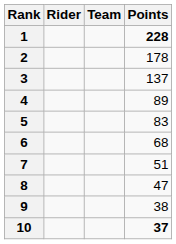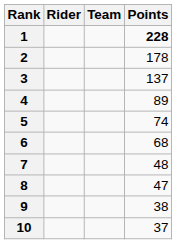(161, 121) 83 -> (161, 121) 74
(161, 164) 51 -> (161, 164) 48
(161, 228) bold -> (161, 228) normal
